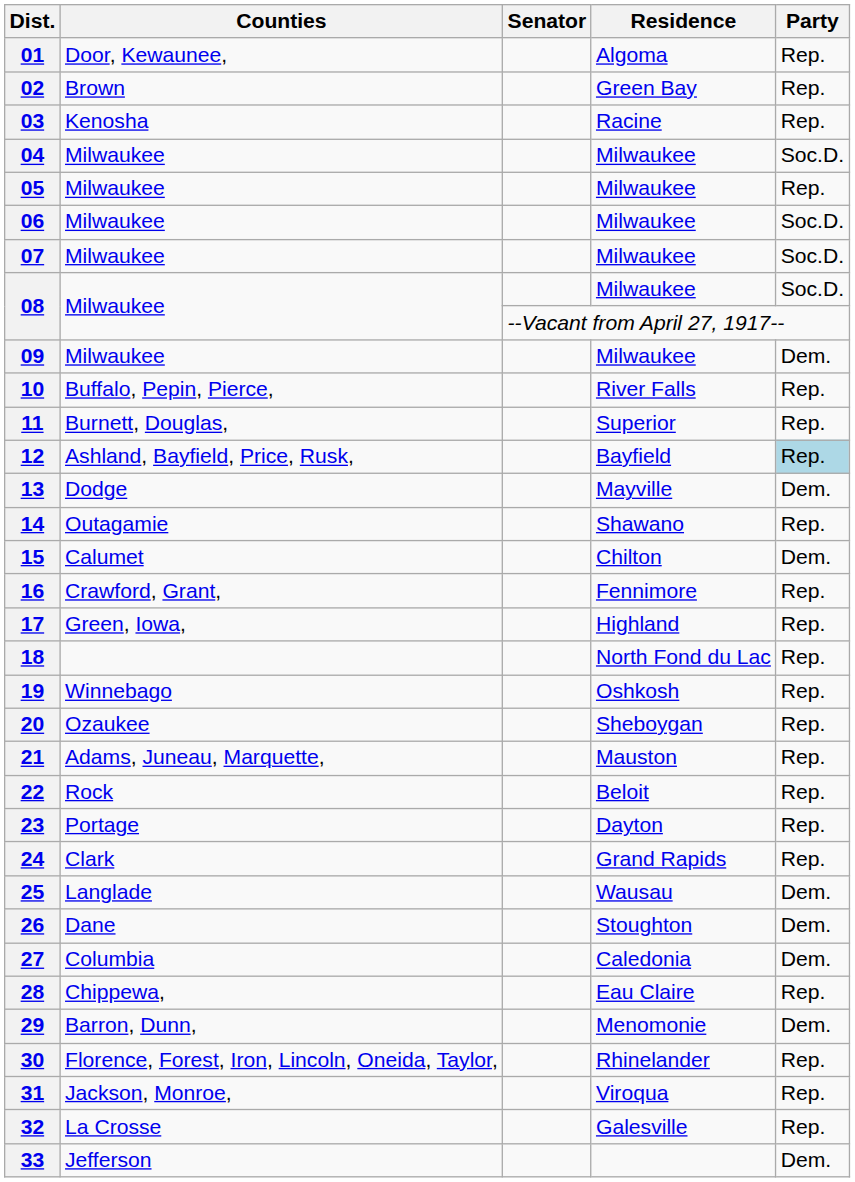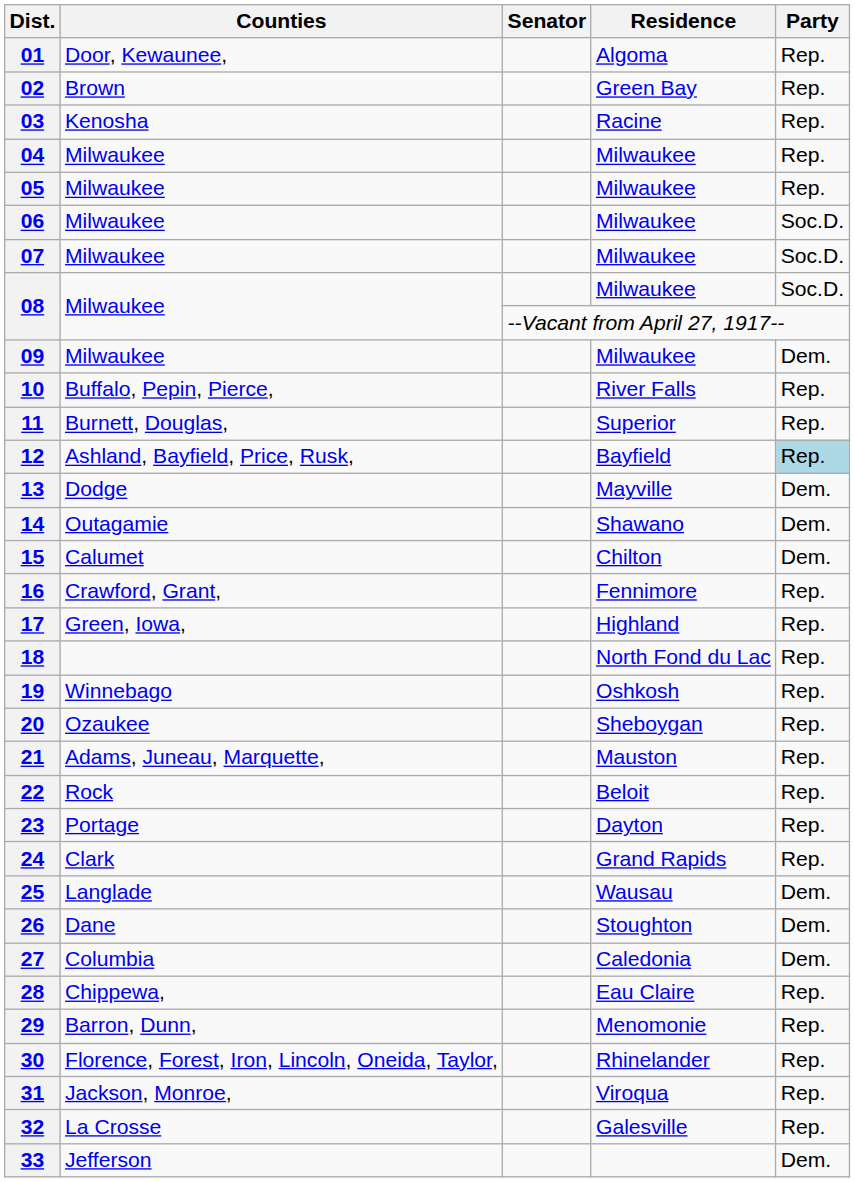(812, 155) Soc.D. -> (803, 155) Rep.
(803, 523) Rep. -> (806, 523) Dem.
(806, 1026) Dem. -> (803, 1026) Rep.
